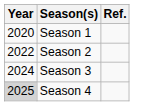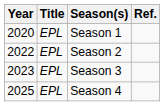+ column: (52, 14)
(21, 71) 2024 -> (21, 71) 2023
(21, 91) lightgrey background -> (21, 91) no background
